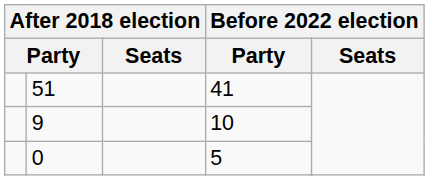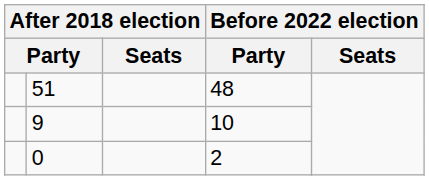(222, 89) 41 -> (222, 89) 48
(216, 157) 5 -> (216, 157) 2
